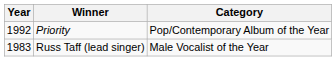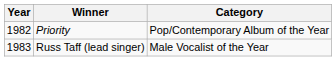(19, 30) 1992 -> (19, 30) 1982
